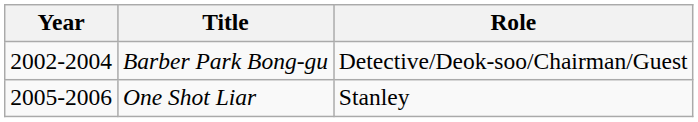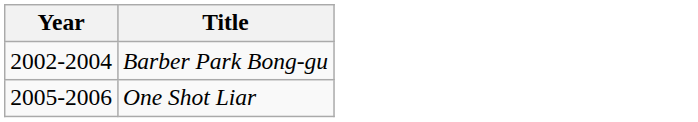- column: (513, 23)
